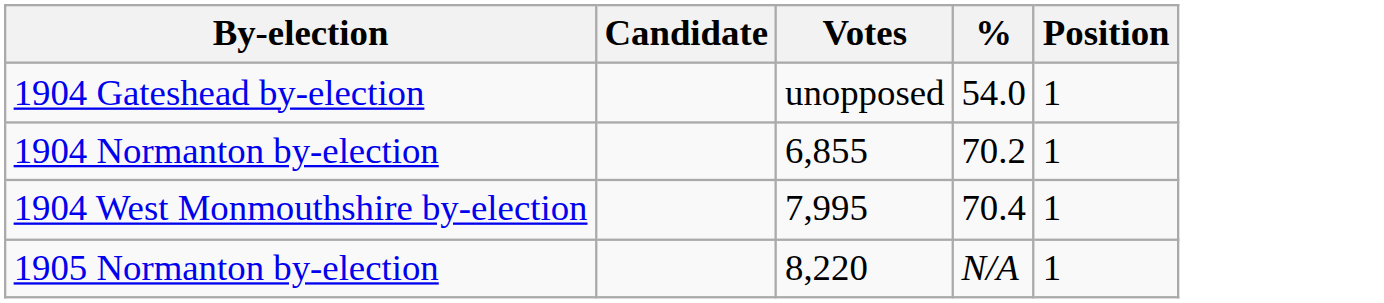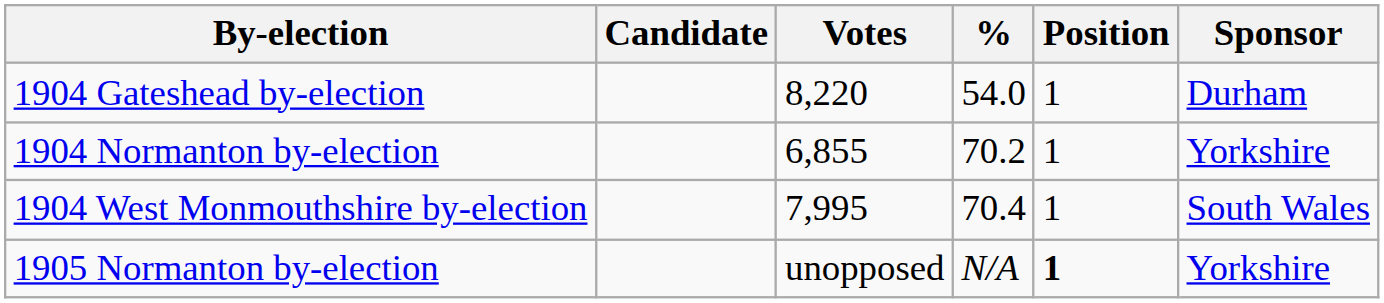+ column: (1278, 33)
(865, 92) unopposed -> (826, 92) 8,220
(826, 267) 8,220 -> (865, 267) unopposed
(1052, 267) normal -> (1052, 267) bold
